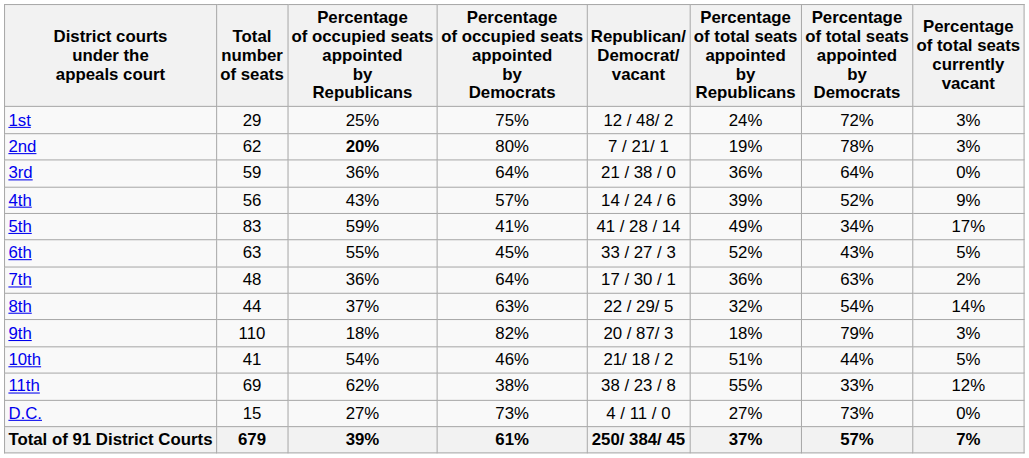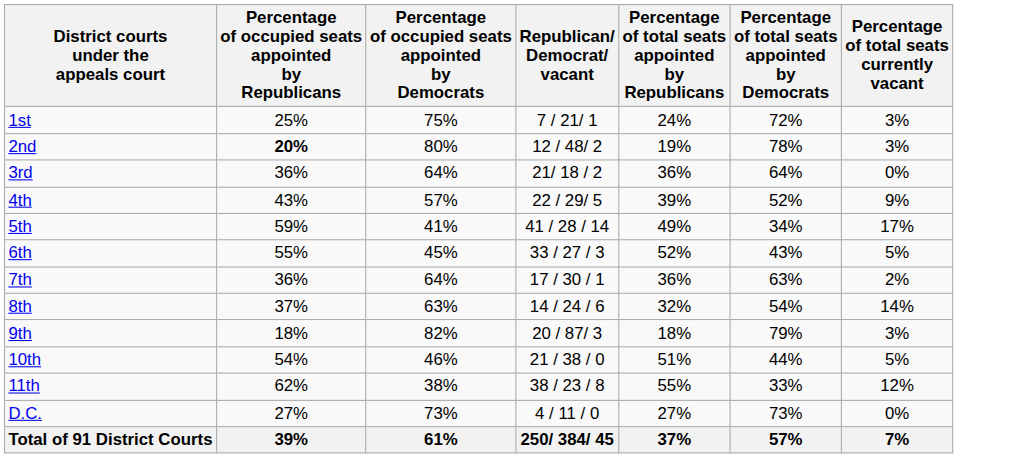- column: (252, 55)
(638, 120) 12 / 48/ 2 -> (567, 120) 7 / 21/ 1
(638, 146) 7 / 21/ 1 -> (567, 146) 12 / 48/ 2
(638, 173) 21 / 38 / 0 -> (567, 173) 21/ 18 / 2
(638, 199) 14 / 24 / 6 -> (567, 199) 22 / 29/ 5
(638, 306) 22 / 29/ 5 -> (567, 306) 14 / 24 / 6
(638, 359) 21/ 18 / 2 -> (567, 359) 21 / 38 / 0
